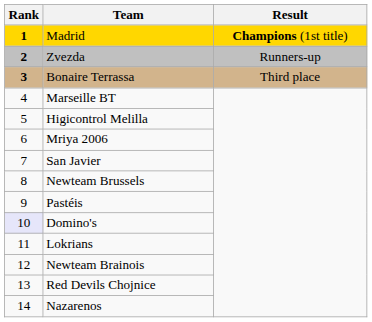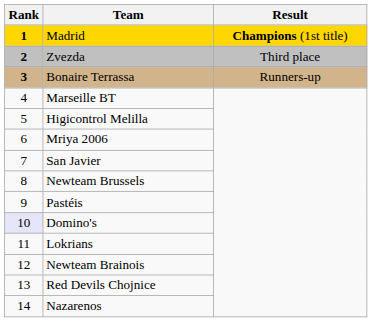(290, 56) Runners-up -> (290, 56) Third place
(290, 77) Third place -> (290, 77) Runners-up
